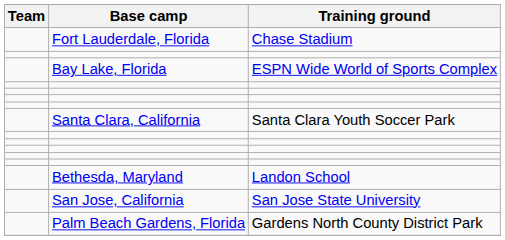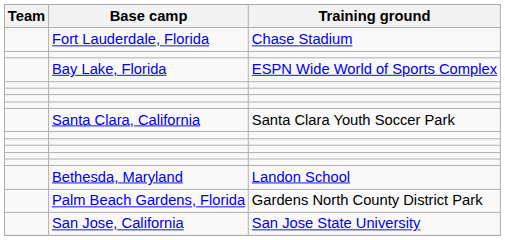rows swapped: (149, 224) <-> (118, 200)
